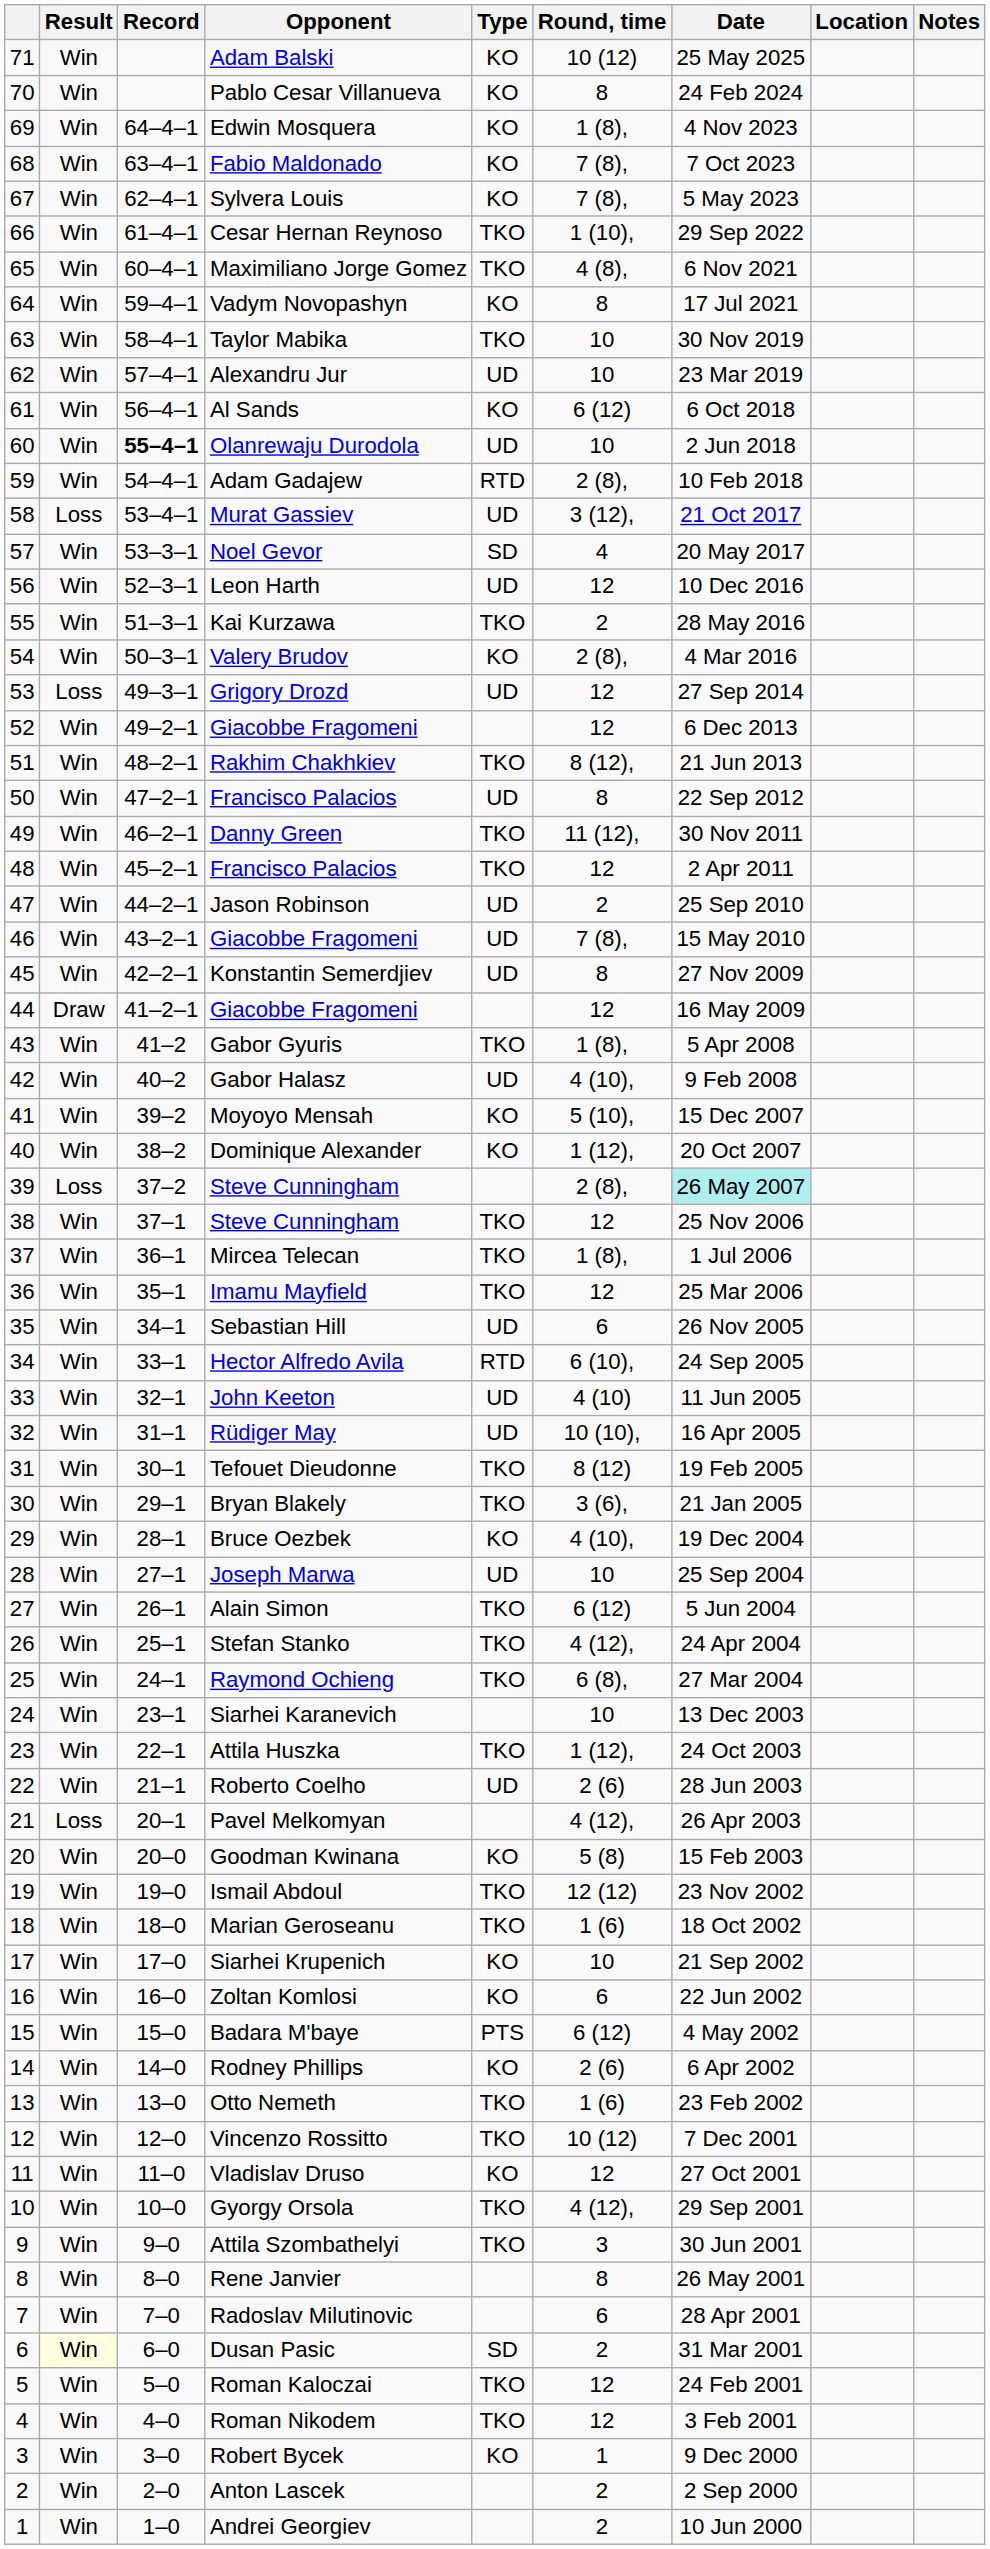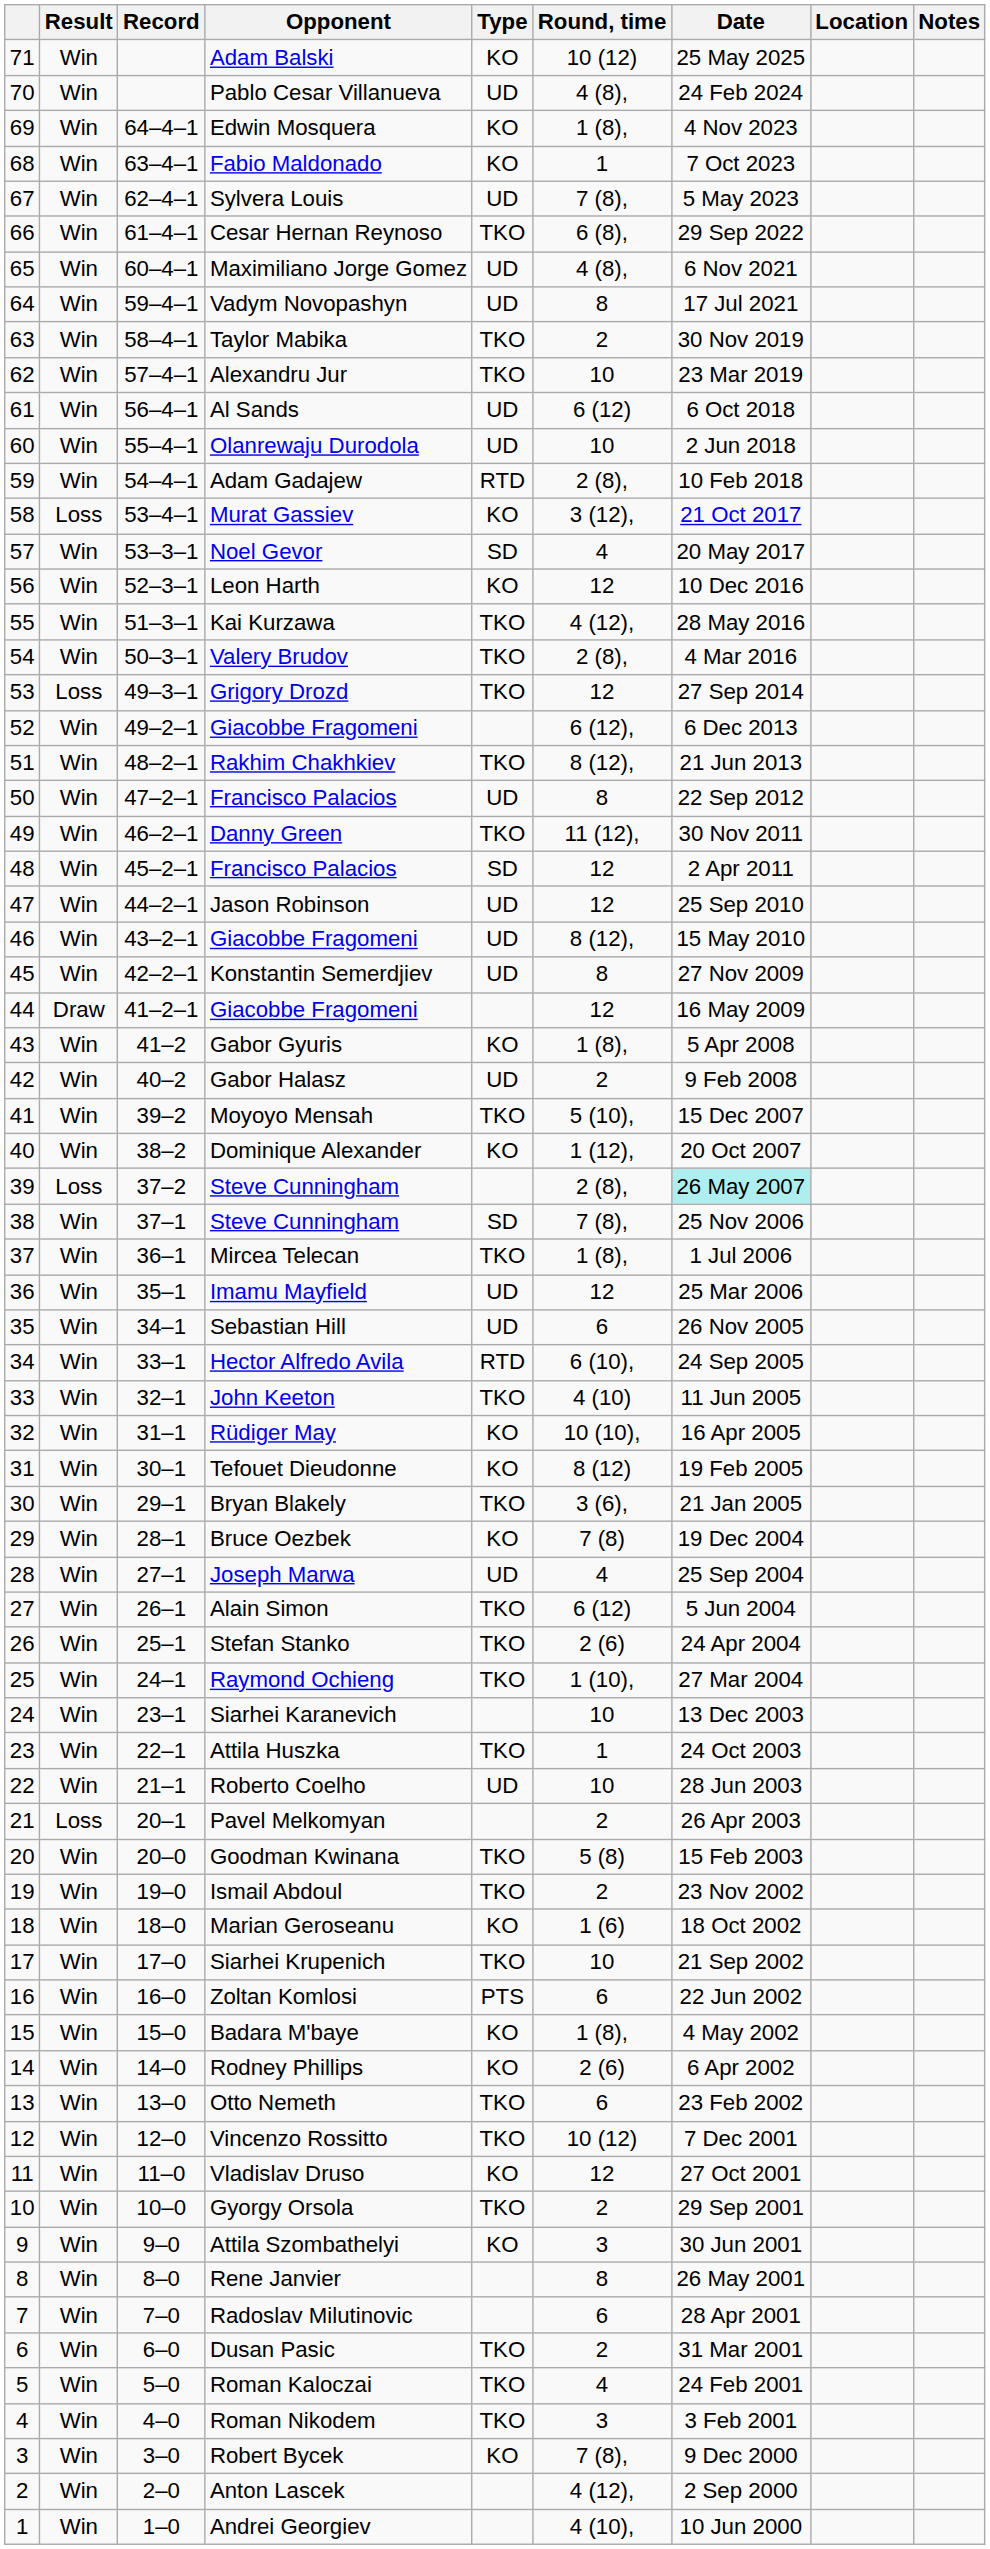(502, 92) KO -> (502, 92) UD
(602, 92) 8 -> (602, 92) 4 (8),
(602, 163) 7 (8), -> (602, 163) 1
(502, 198) KO -> (502, 198) UD
(602, 233) 1 (10), -> (602, 233) 6 (8),
(502, 269) TKO -> (502, 269) UD
(502, 304) KO -> (502, 304) UD
(602, 339) 10 -> (602, 339) 2
(502, 374) UD -> (502, 374) TKO
(502, 410) KO -> (502, 410) UD
(161, 445) bold -> (161, 445) normal
(502, 515) UD -> (502, 515) KO
(502, 586) UD -> (502, 586) KO
(602, 621) 2 -> (602, 621) 4 (12),
(502, 657) KO -> (502, 657) TKO
(502, 692) UD -> (502, 692) TKO
(602, 727) 12 -> (602, 727) 6 (12),
(502, 868) TKO -> (502, 868) SD
(602, 903) 2 -> (602, 903) 12
(602, 939) 7 (8), -> (602, 939) 8 (12),
(502, 1045) TKO -> (502, 1045) KO
(602, 1080) 4 (10), -> (602, 1080) 2
(502, 1115) KO -> (502, 1115) TKO
(502, 1221) TKO -> (502, 1221) SD
(602, 1221) 12 -> (602, 1221) 7 (8),
(502, 1291) TKO -> (502, 1291) UD
(502, 1397) UD -> (502, 1397) TKO
(502, 1432) UD -> (502, 1432) KO
(502, 1468) TKO -> (502, 1468) KO
(602, 1538) 4 (10), -> (602, 1538) 7 (8)
(602, 1574) 10 -> (602, 1574) 4
(602, 1644) 4 (12), -> (602, 1644) 2 (6)
(602, 1679) 6 (8), -> (602, 1679) 1 (10),
(602, 1750) 1 (12), -> (602, 1750) 1
(602, 1785) 2 (6) -> (602, 1785) 10
(602, 1820) 4 (12), -> (602, 1820) 2
(502, 1856) KO -> (502, 1856) TKO
(602, 1891) 12 (12) -> (602, 1891) 2
(502, 1926) TKO -> (502, 1926) KO
(502, 1962) KO -> (502, 1962) TKO
(502, 1997) KO -> (502, 1997) PTS
(502, 2032) PTS -> (502, 2032) KO
(602, 2032) 6 (12) -> (602, 2032) 1 (8),
(602, 2103) 1 (6) -> (602, 2103) 6
(602, 2208) 4 (12), -> (602, 2208) 2
(502, 2244) TKO -> (502, 2244) KO
(79, 2350) lightyellow background -> (79, 2350) no background
(502, 2350) SD -> (502, 2350) TKO
(602, 2385) 12 -> (602, 2385) 4
(602, 2420) 12 -> (602, 2420) 3
(602, 2455) 1 -> (602, 2455) 7 (8),
(602, 2491) 2 -> (602, 2491) 4 (12),
(602, 2526) 2 -> (602, 2526) 4 (10),
